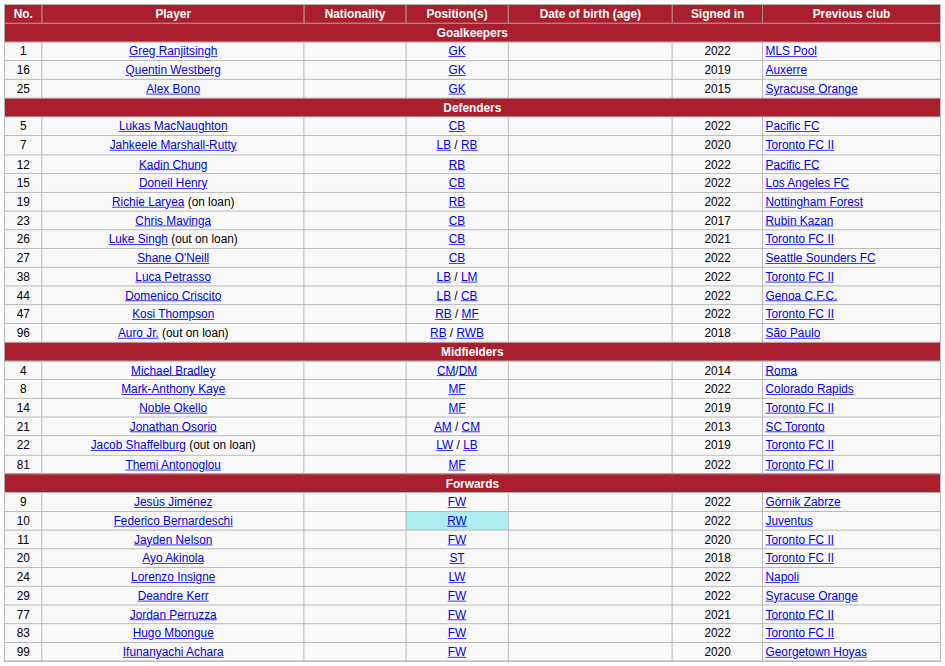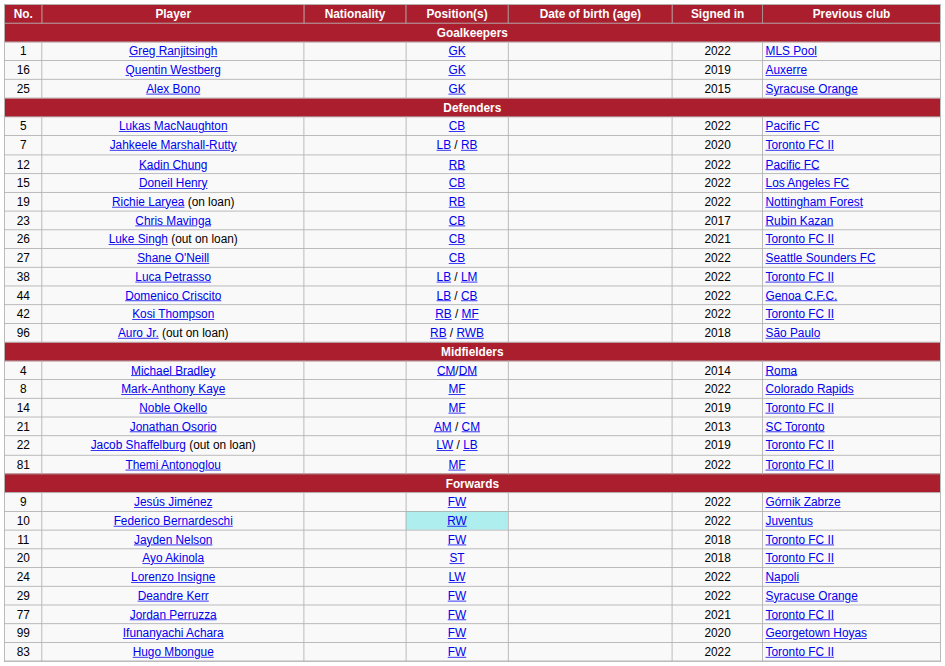(23, 314) 47 -> (23, 314) 42
(718, 539) 2020 -> (718, 539) 2018
rows swapped: (173, 633) <-> (173, 652)
